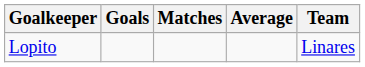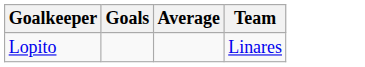- column: (190, 18)
